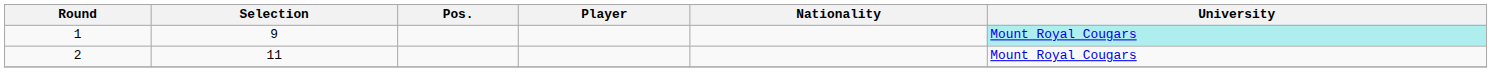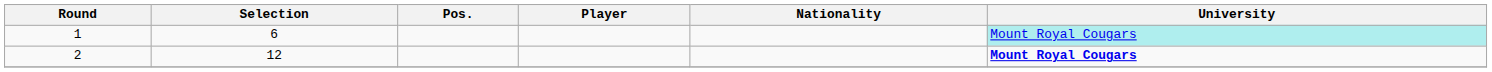(274, 36) 9 -> (274, 36) 6
(274, 57) 11 -> (274, 57) 12
(1063, 57) normal -> (1063, 57) bold
